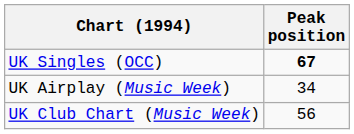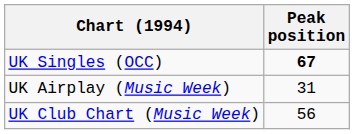(306, 89) 34 -> (306, 89) 31
